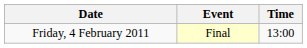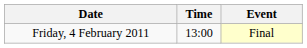columns swapped: (281, 14) <-> (218, 14)
